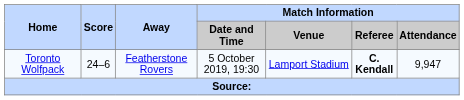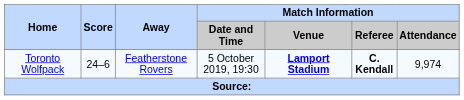(309, 64) normal -> (309, 64) bold
(428, 64) 9,947 -> (428, 64) 9,974
